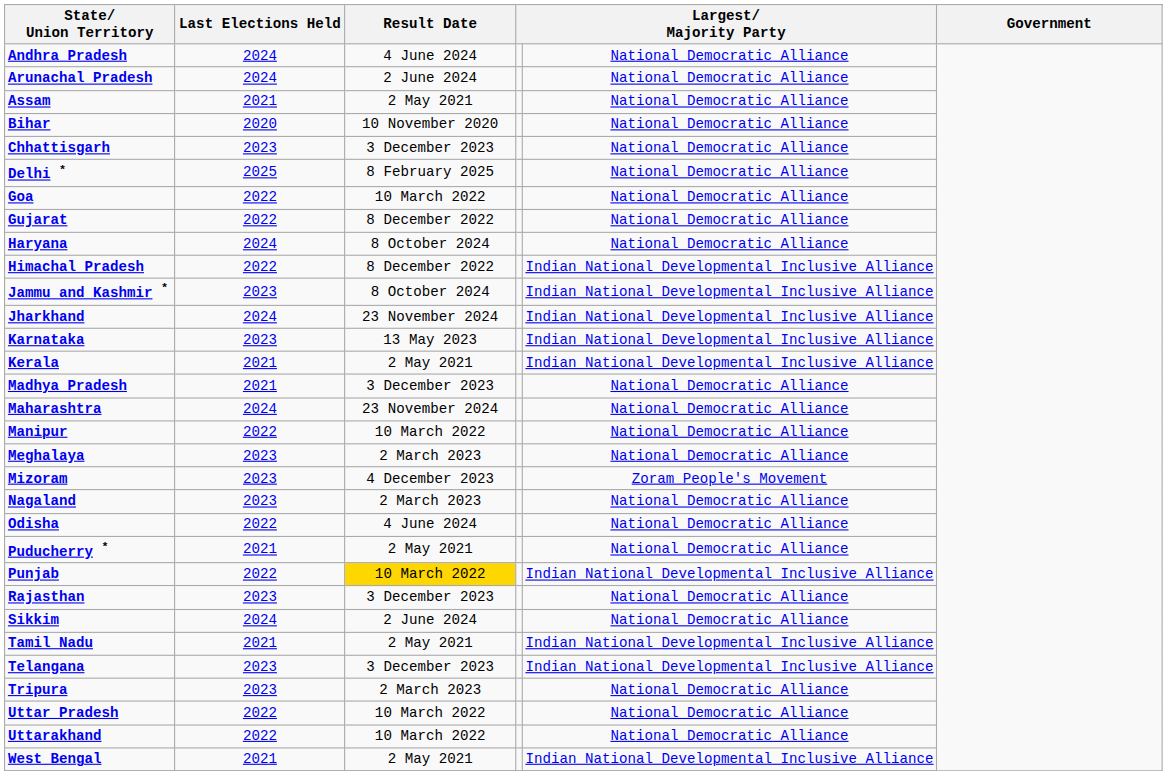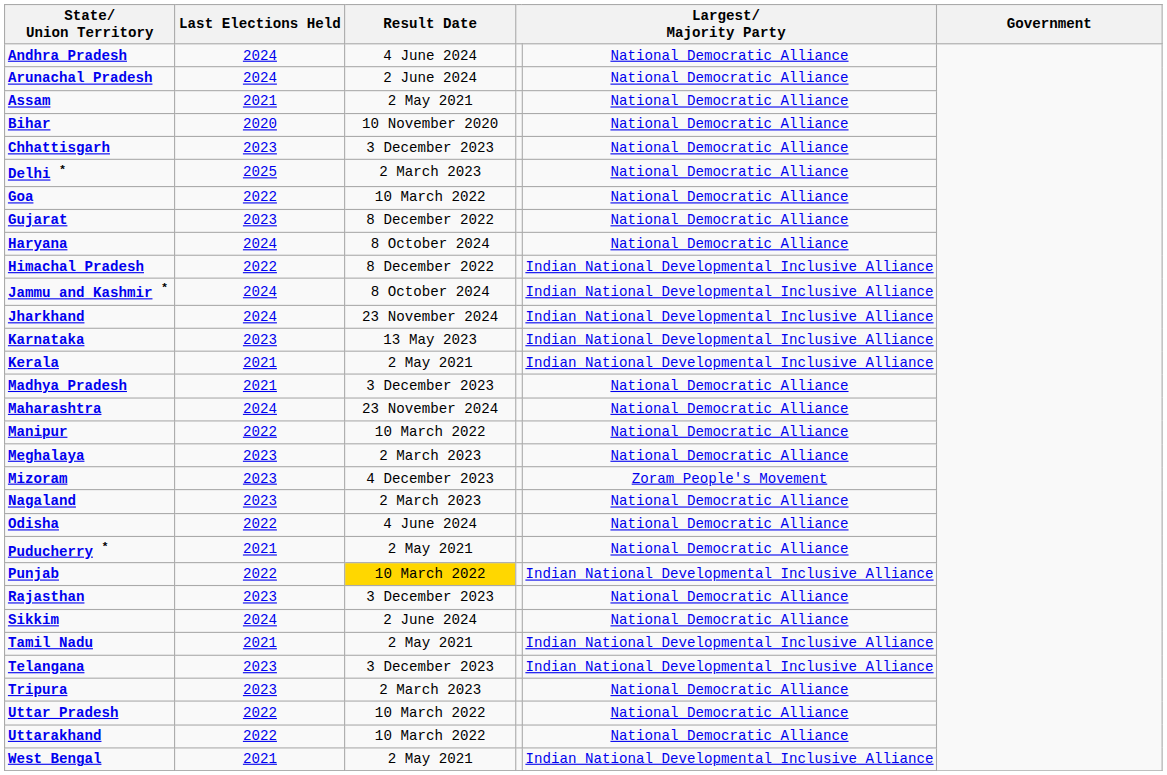(430, 173) 8 February 2025 -> (430, 173) 2 March 2023
(260, 221) 2022 -> (260, 221) 2023
(260, 292) 2023 -> (260, 292) 2024
